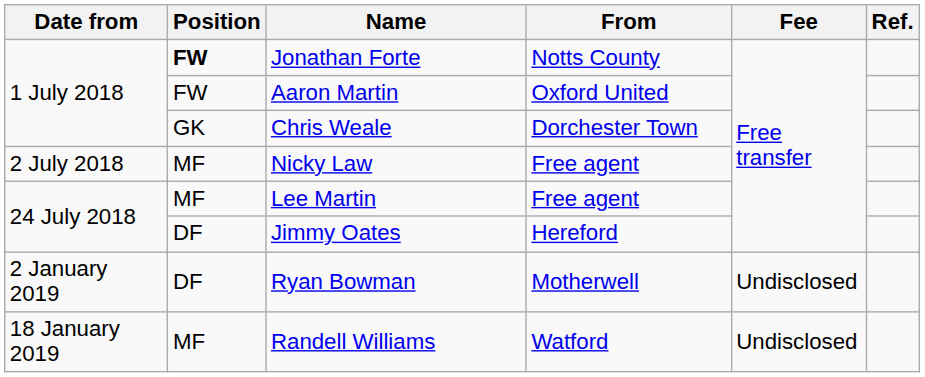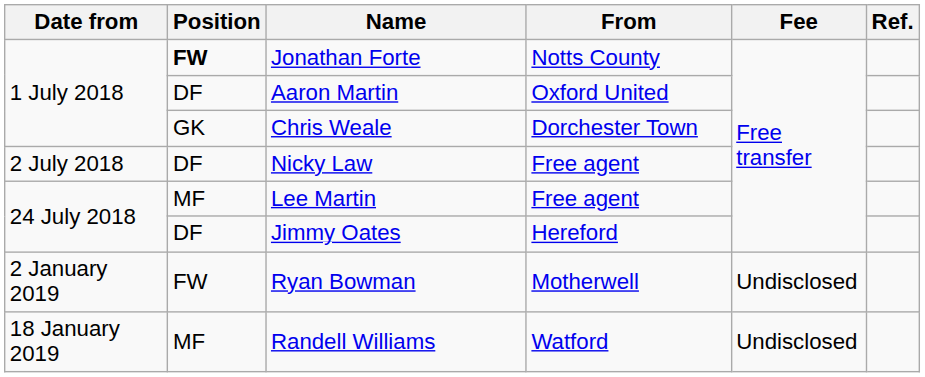(190, 92) FW -> (188, 92) DF
(189, 163) MF -> (188, 163) DF
(188, 281) DF -> (190, 281) FW
